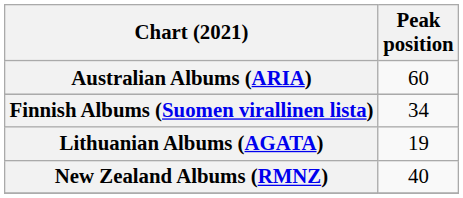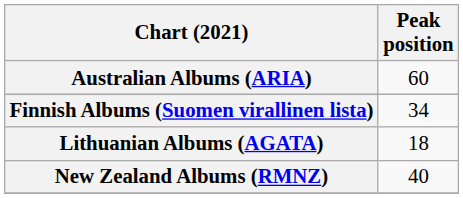(418, 143) 19 -> (418, 143) 18
